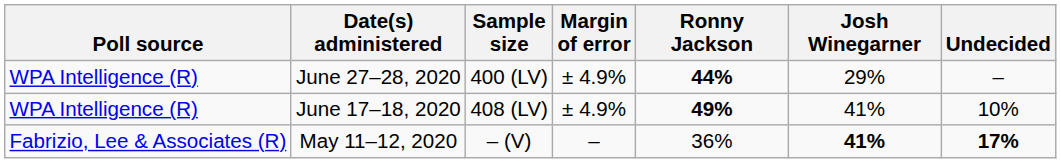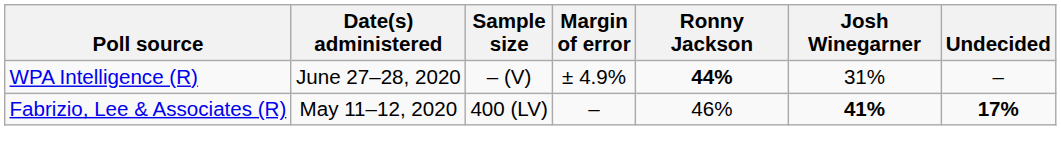(509, 77) 400 (LV) -> (509, 77) – (V)
(865, 77) 29% -> (865, 77) 31%
- row: (378, 109)
(509, 142) – (V) -> (509, 109) 400 (LV)
(712, 142) 36% -> (712, 109) 46%
